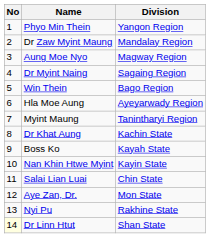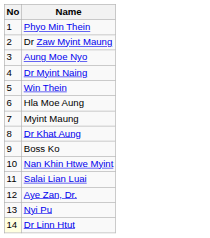- column: (160, 12)
